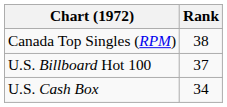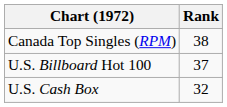(201, 89) 34 -> (201, 89) 32
